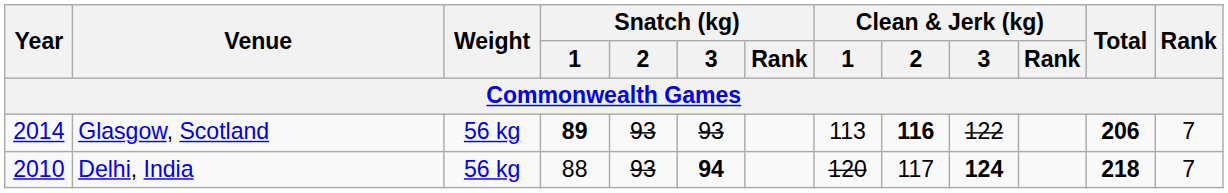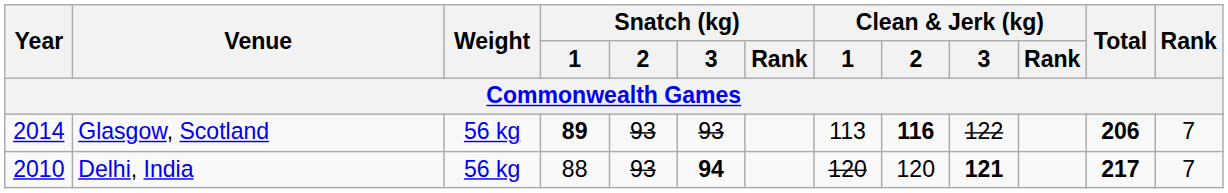(916, 168) 117 -> (916, 168) 120
(984, 168) 124 -> (984, 168) 121
(1120, 168) 218 -> (1120, 168) 217
